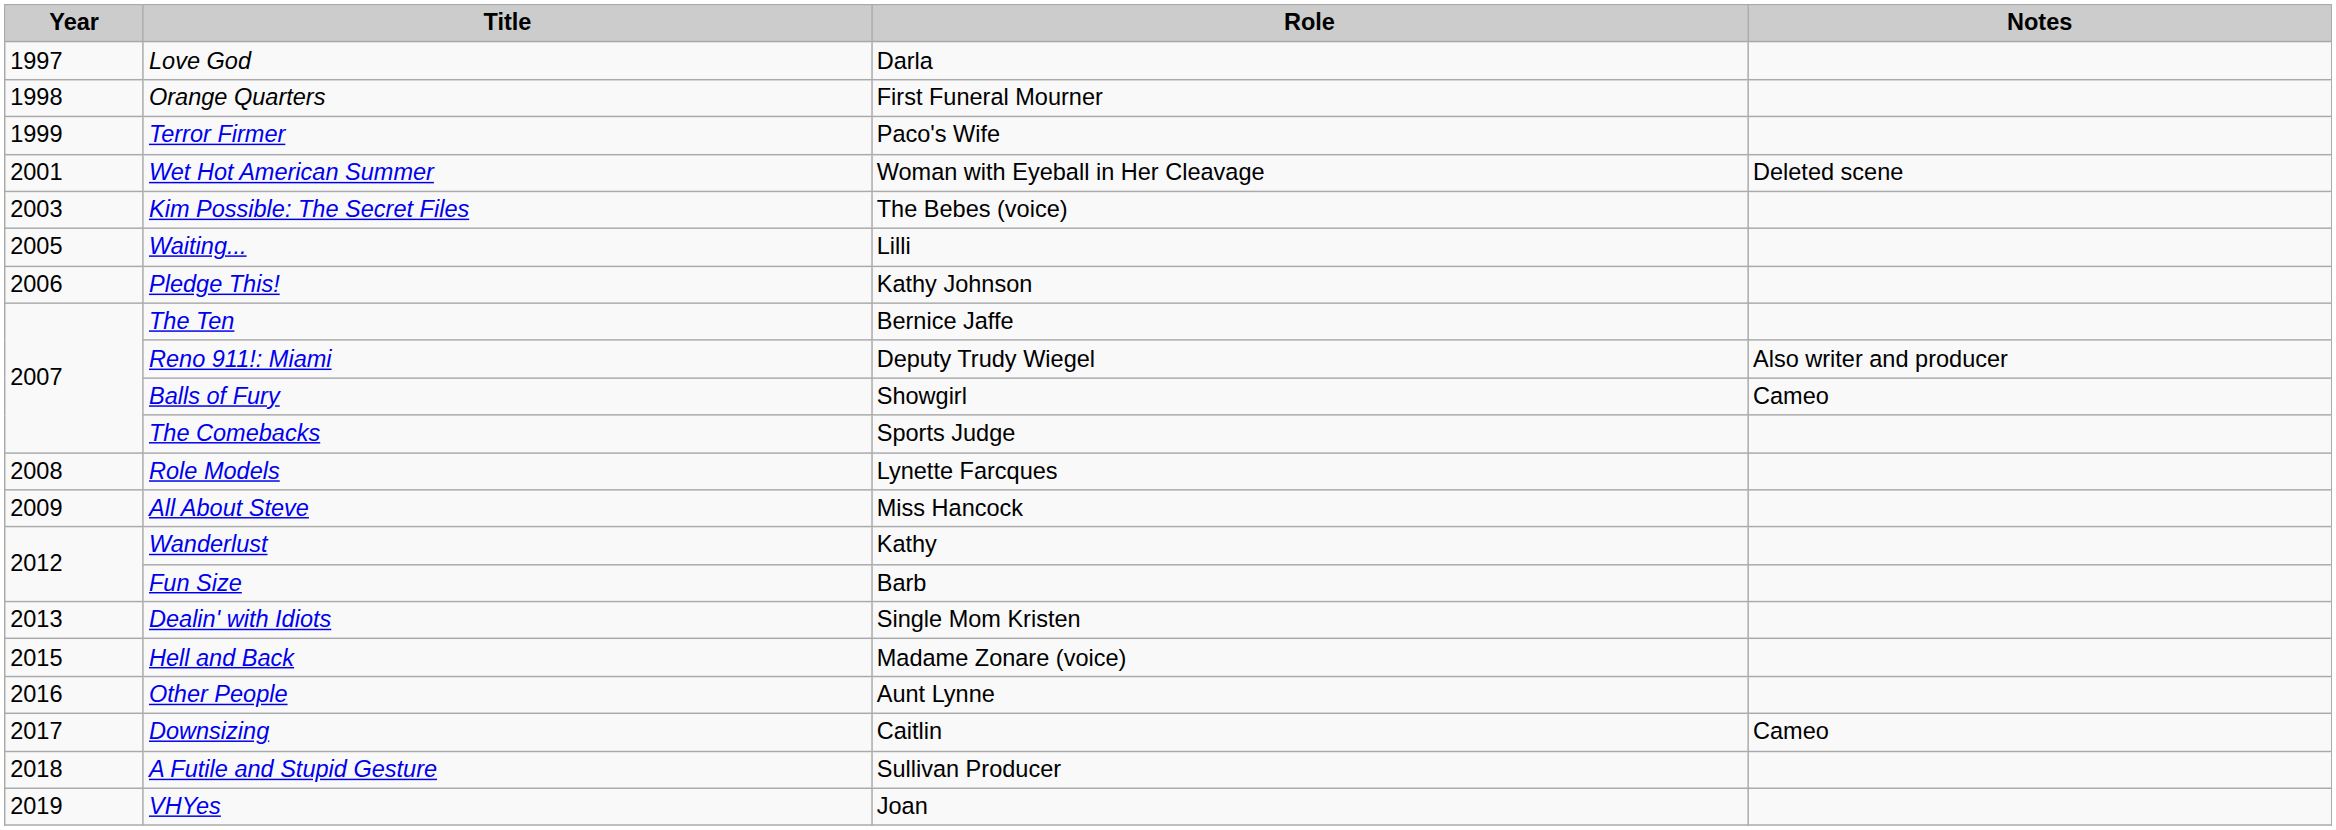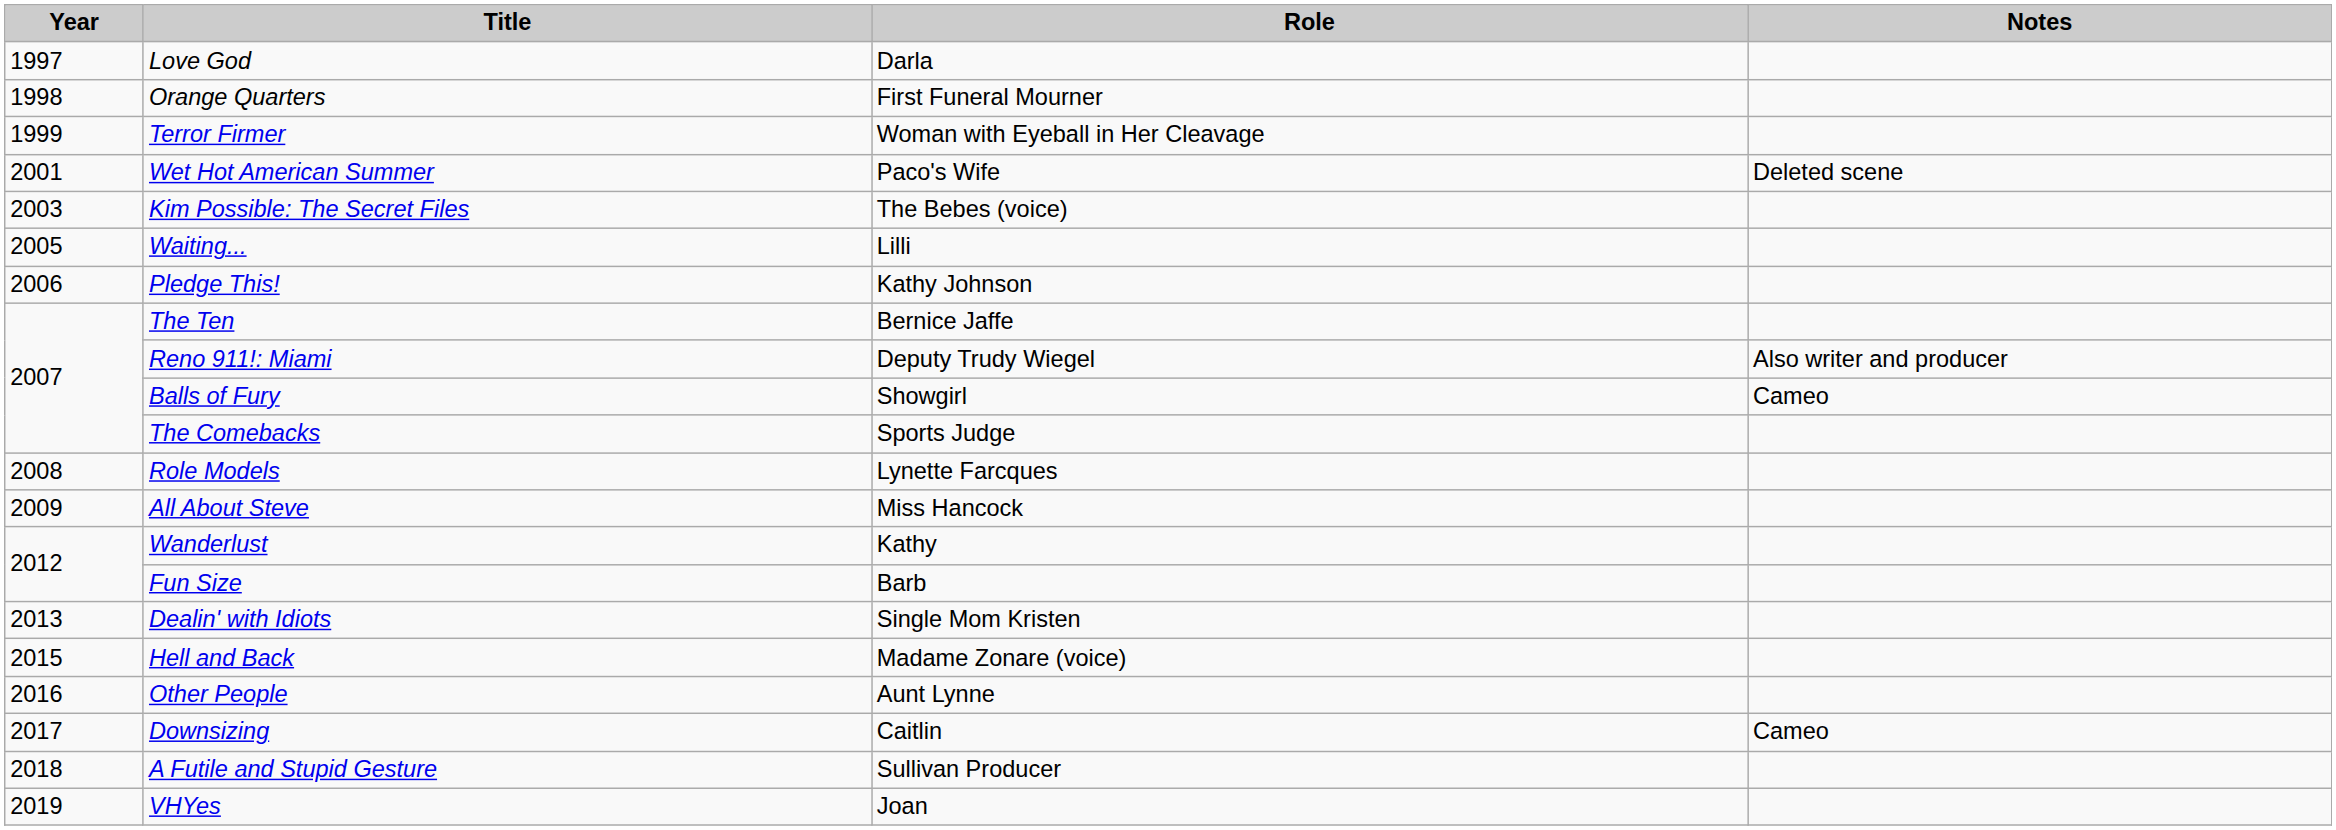(938, 135) Paco's Wife -> (1071, 135) Woman with Eyeball in Her Cleavage
(1071, 172) Woman with Eyeball in Her Cleavage -> (938, 172) Paco's Wife
